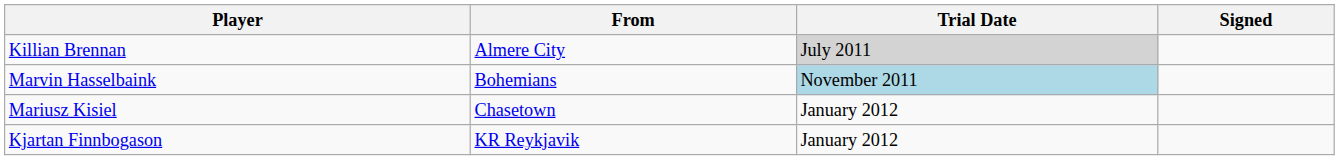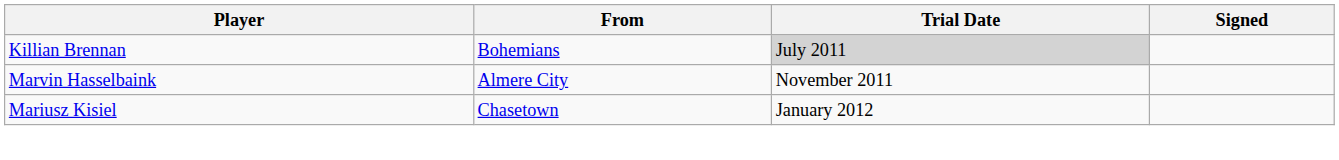(520, 49) Almere City -> (519, 49) Bohemians
(516, 79) Bohemians -> (523, 79) Almere City
(859, 79) lightblue background -> (834, 79) no background
- row: (86, 140)
